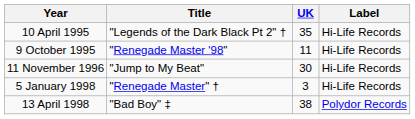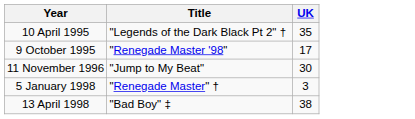- column: (364, 13)
(306, 50) 11 -> (306, 50) 17
